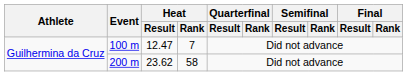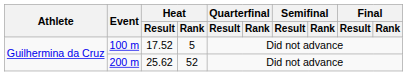(159, 46) 12.47 -> (159, 46) 17.52
(192, 46) 7 -> (192, 46) 5
(159, 63) 23.62 -> (159, 63) 25.62
(192, 63) 58 -> (192, 63) 52
